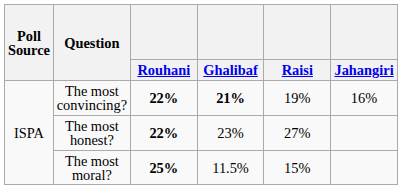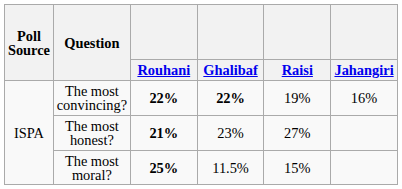(231, 98) 21% -> (231, 98) 22%
(164, 133) 22% -> (164, 133) 21%
